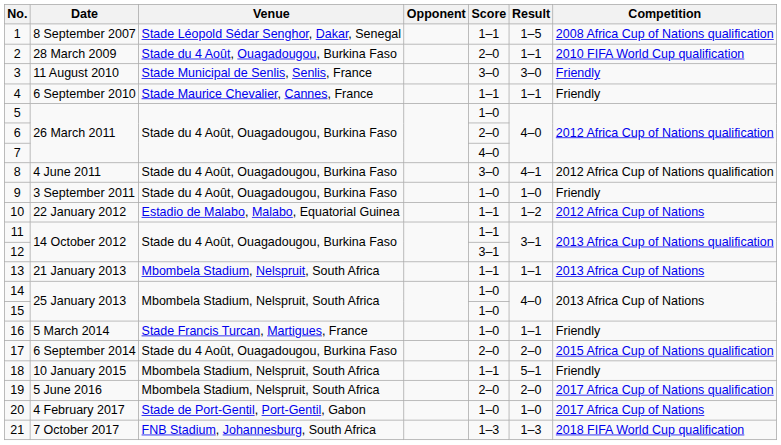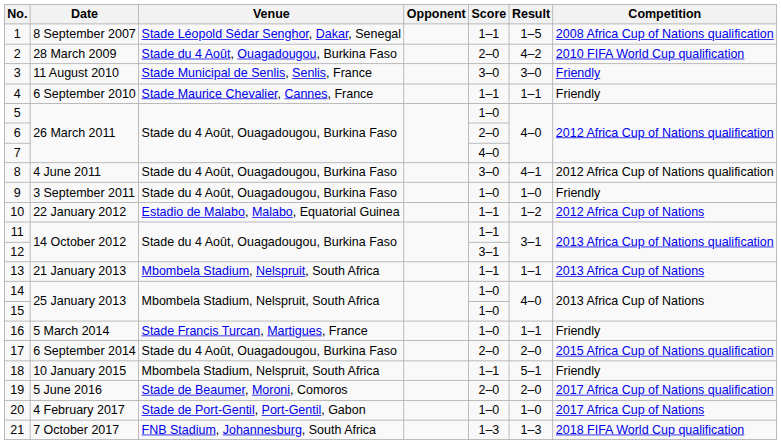(531, 53) 1–1 -> (531, 53) 4–2
(261, 390) Mbombela Stadium, Nelspruit, South Africa -> (245, 390) Stade de Beaumer, Moroni, Comoros
